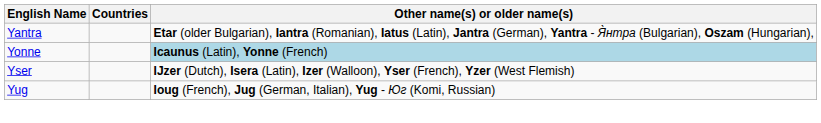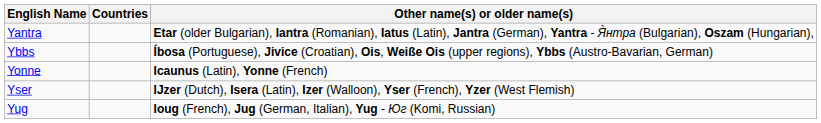+ row: (21, 52)
(240, 52) lightblue background -> (240, 71) no background
